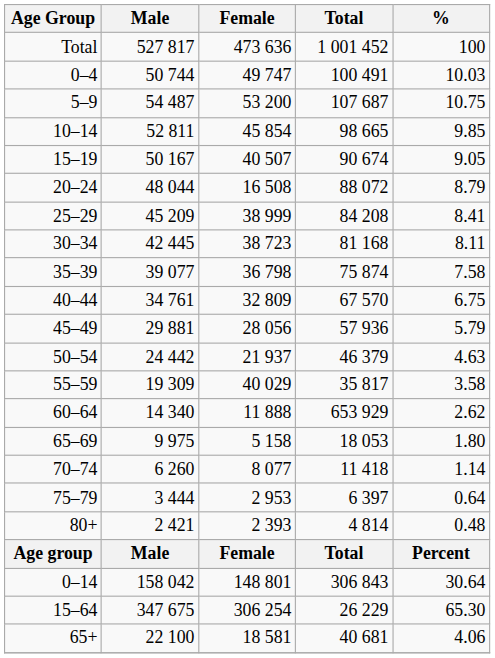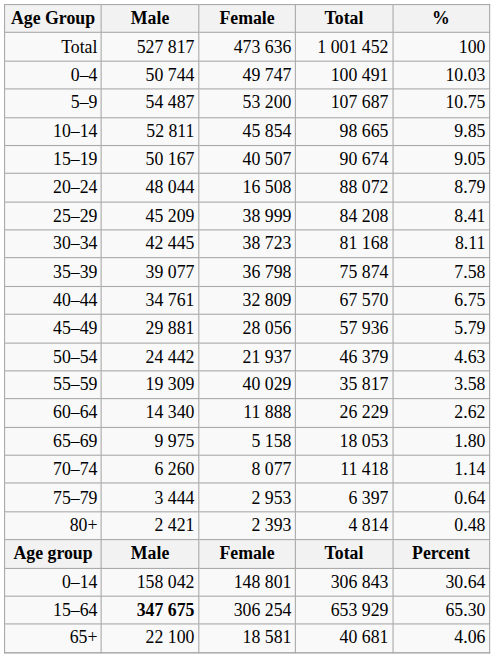(360, 412) 653 929 -> (364, 412) 26 229
(166, 610) normal -> (166, 610) bold
(364, 610) 26 229 -> (360, 610) 653 929
